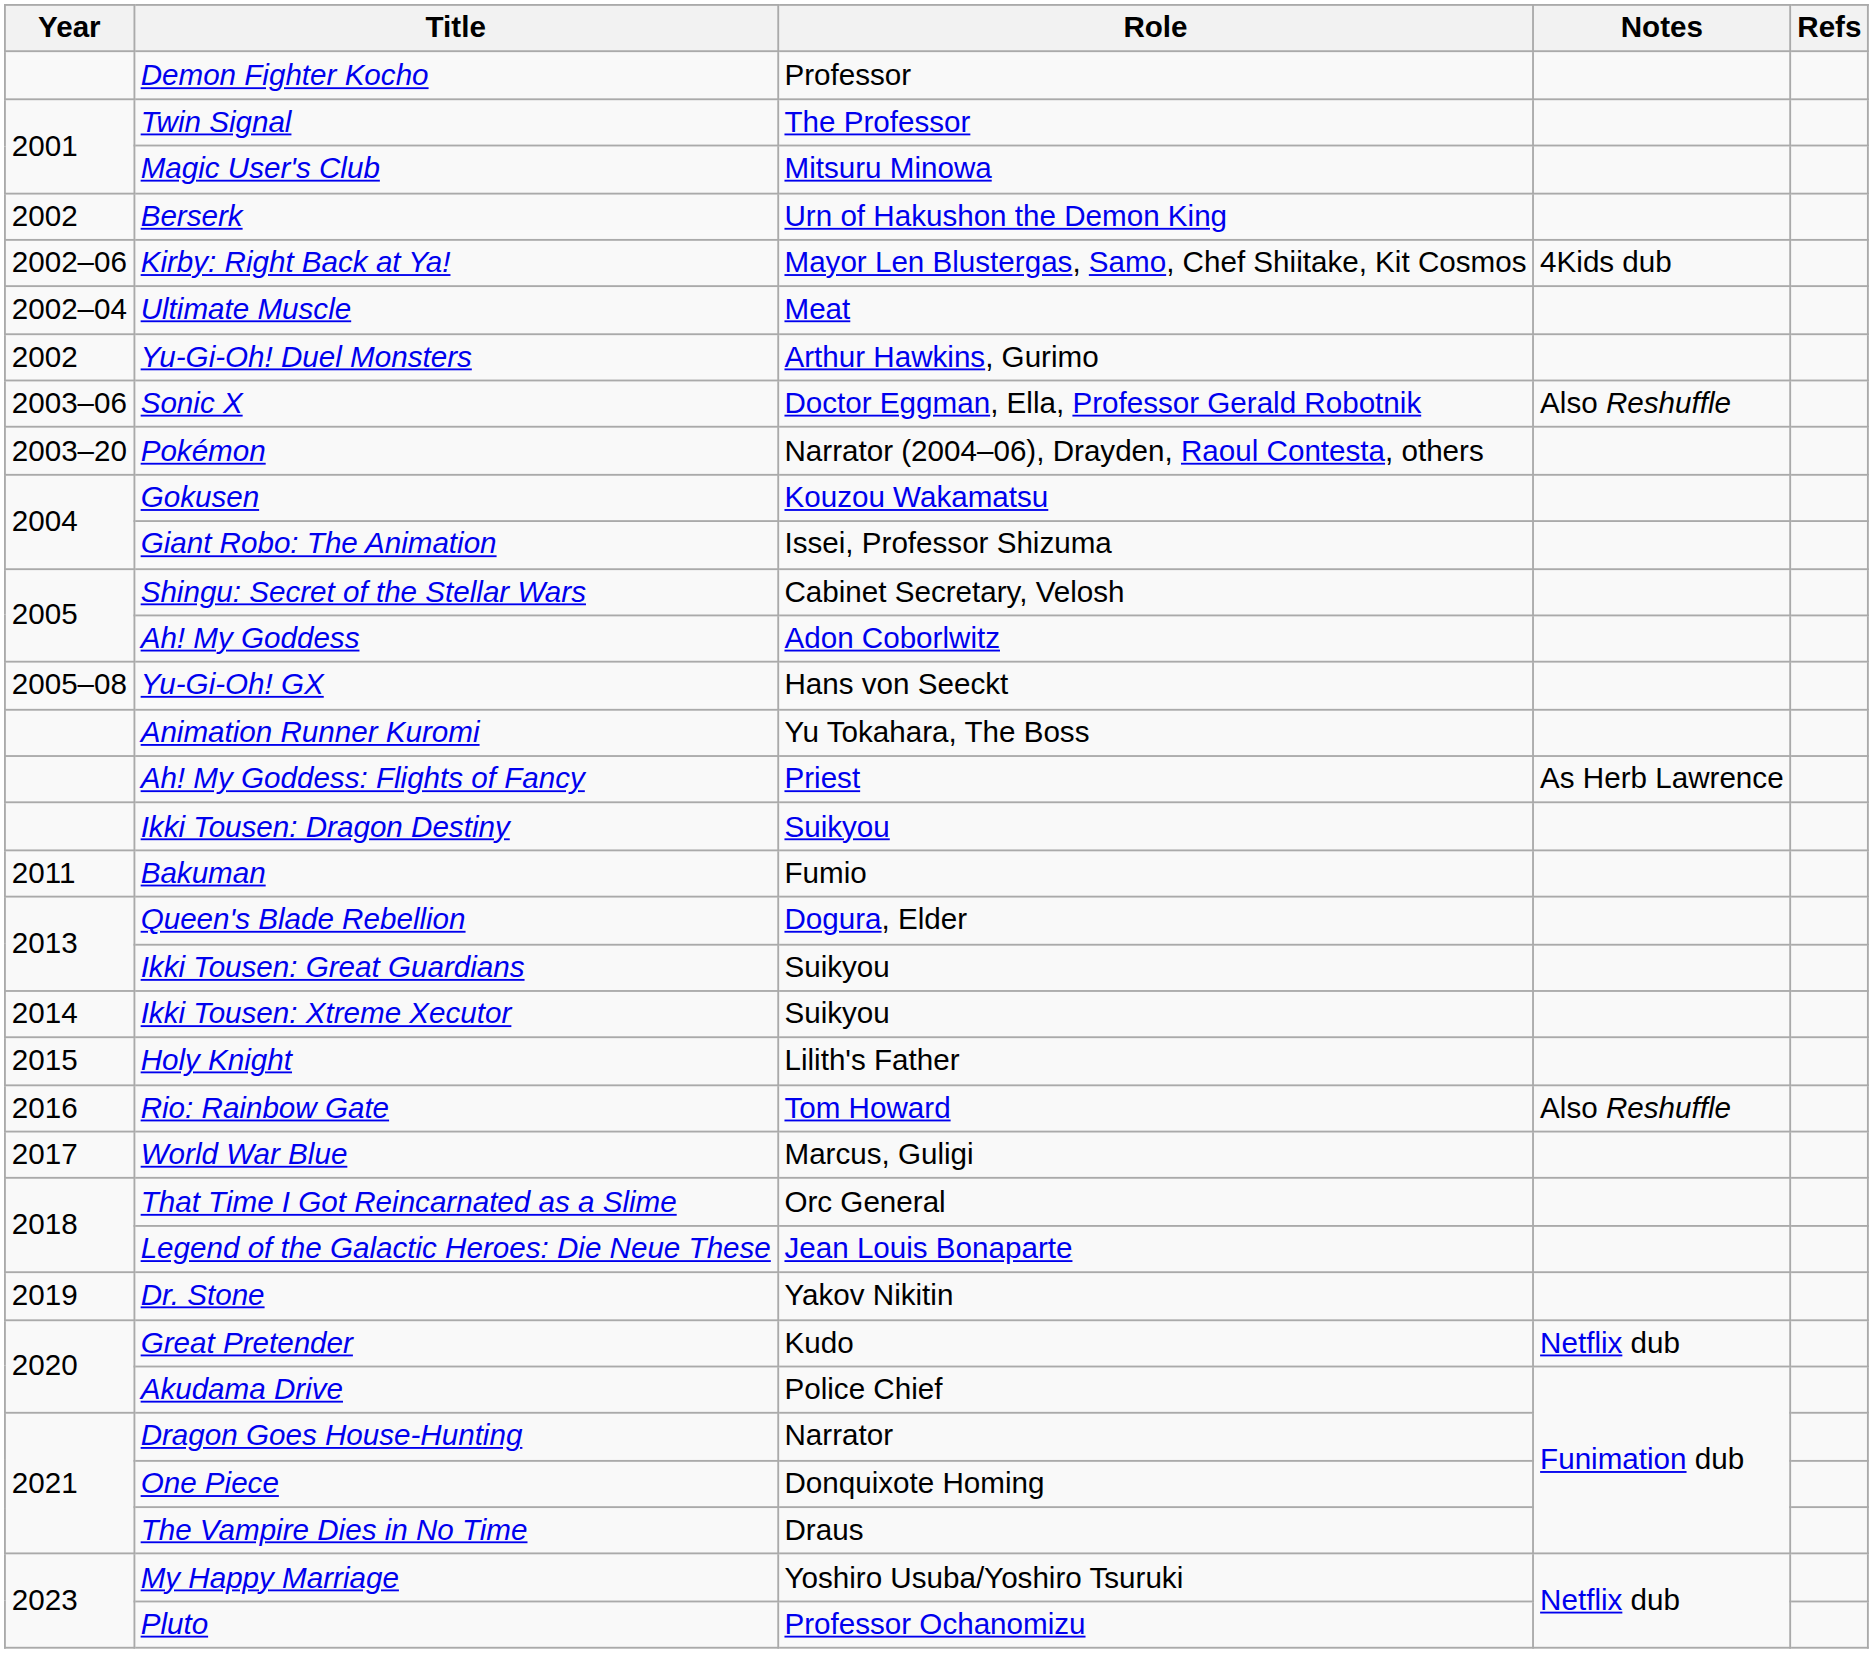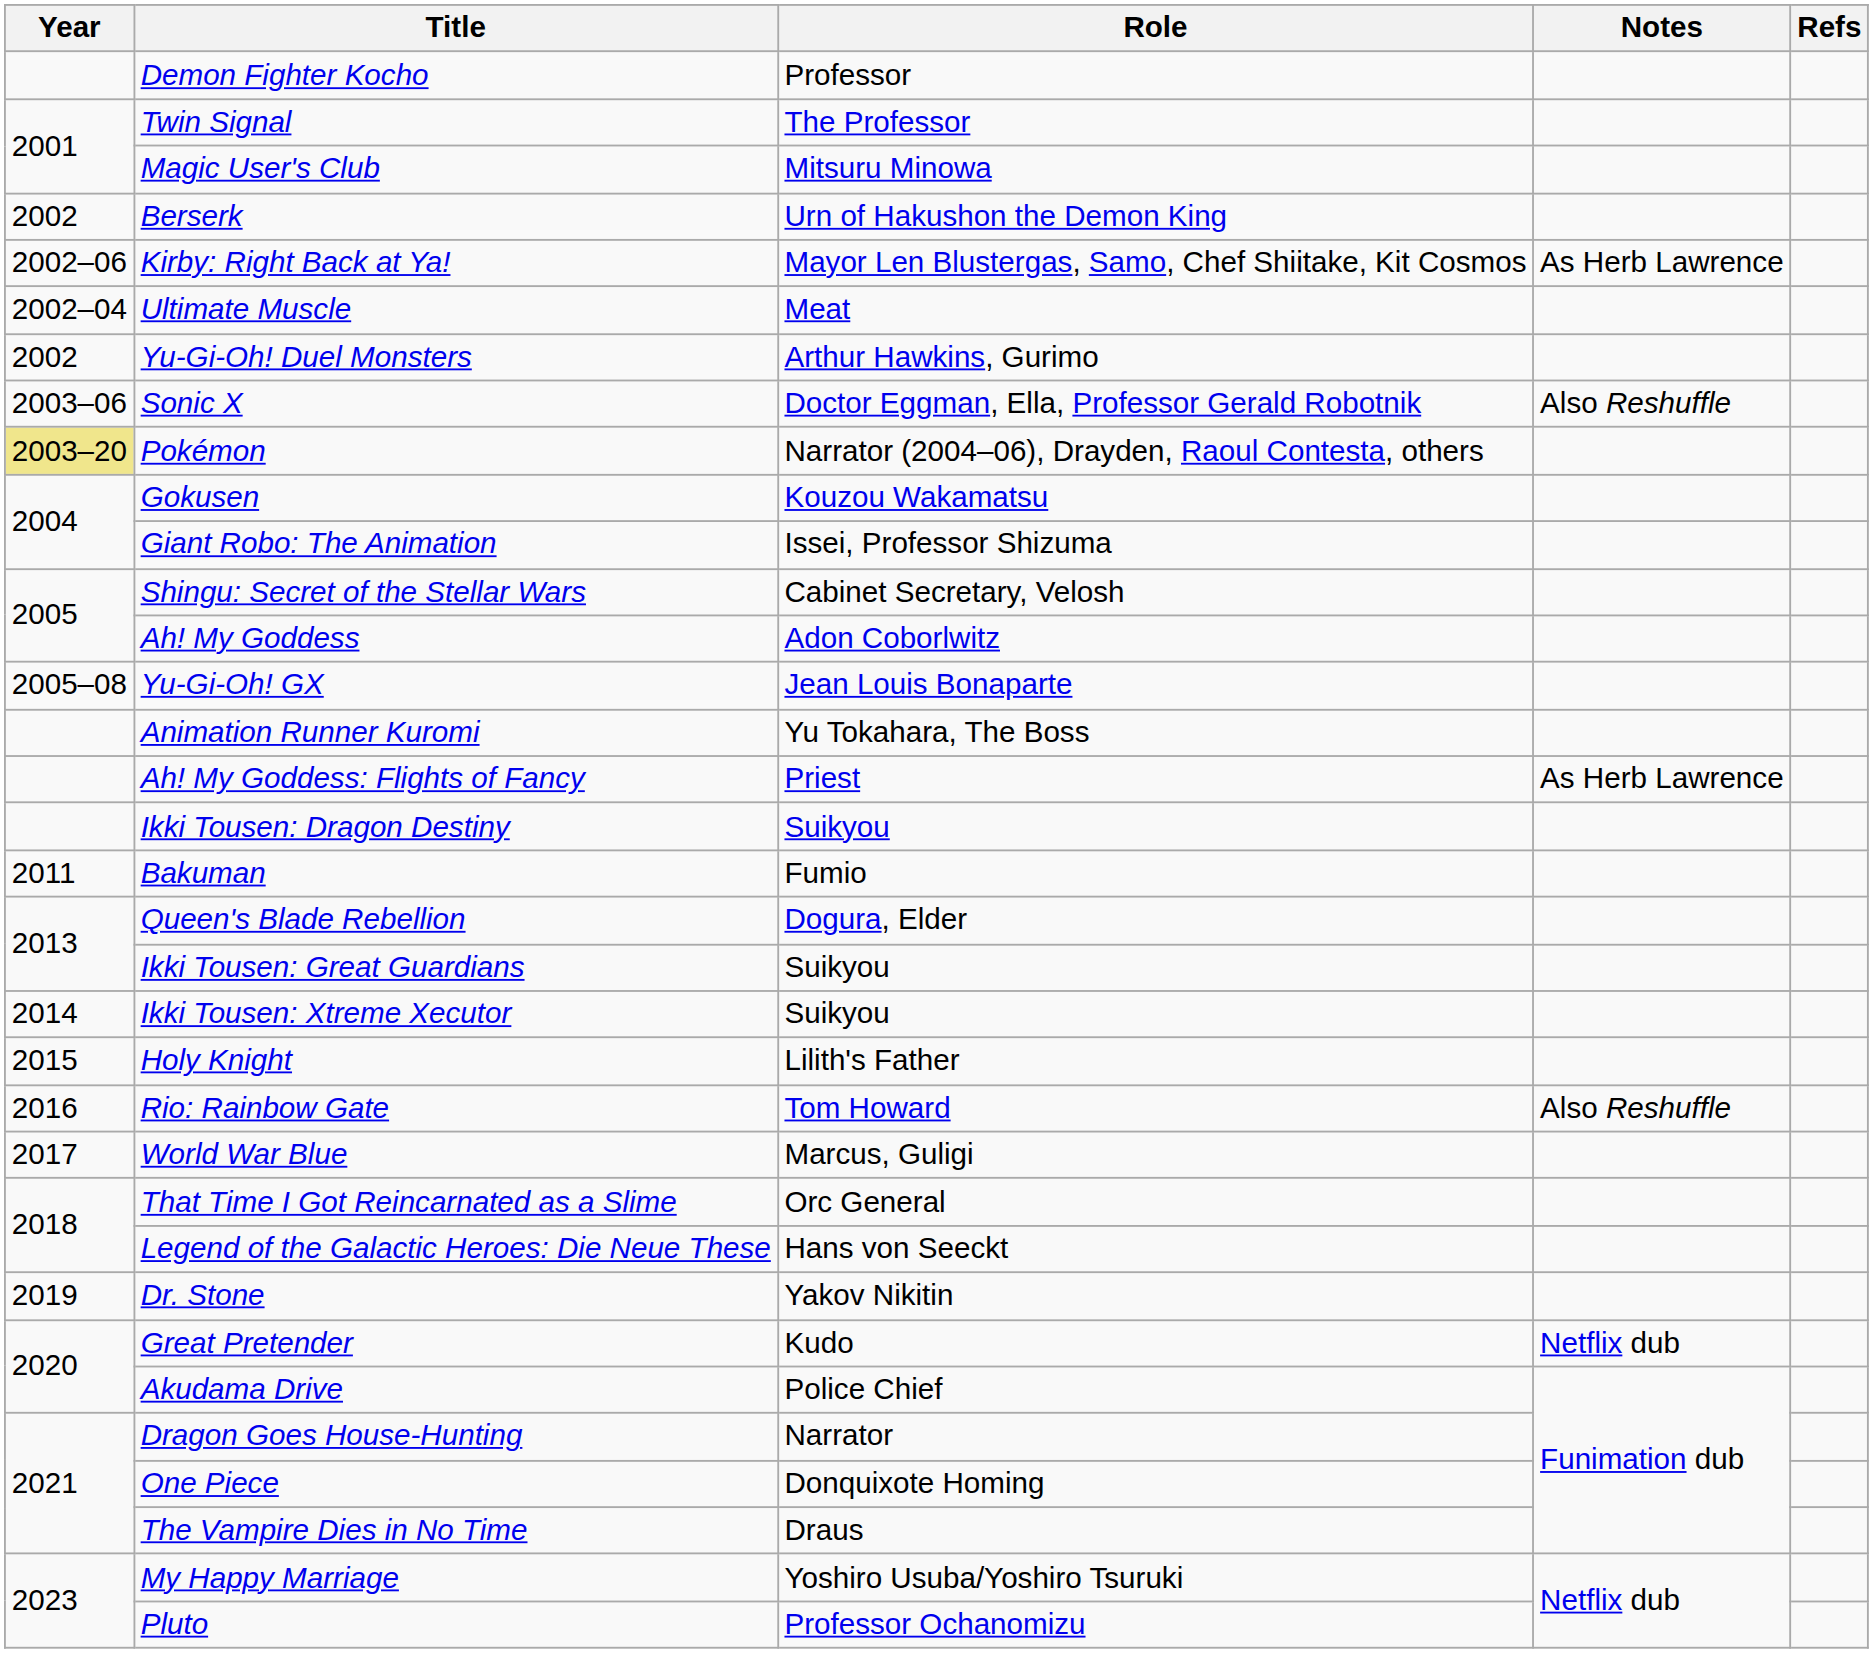(1606, 262) 4Kids dub -> (1662, 262) As Herb Lawrence
(69, 450) no background -> (69, 450) khaki background
(896, 685) Hans von Seeckt -> (928, 685) Jean Louis Bonaparte
(928, 1248) Jean Louis Bonaparte -> (896, 1248) Hans von Seeckt
